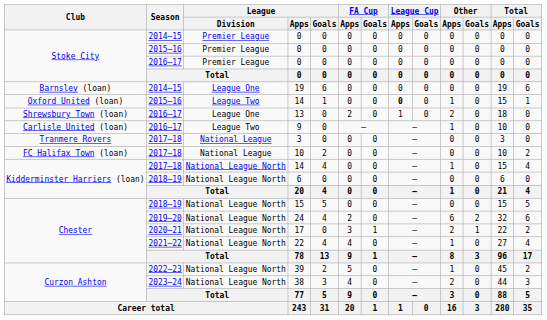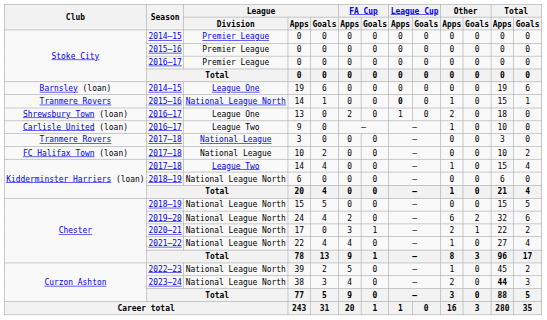(75, 101) Oxford United (loan) -> (75, 101) Tranmere Rovers
(236, 101) League Two -> (236, 101) National League North
(236, 166) National League North -> (236, 166) League Two
(502, 282) normal -> (502, 282) bold
